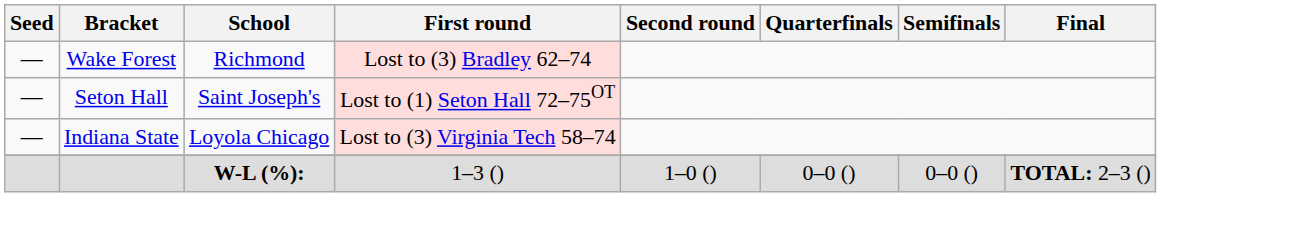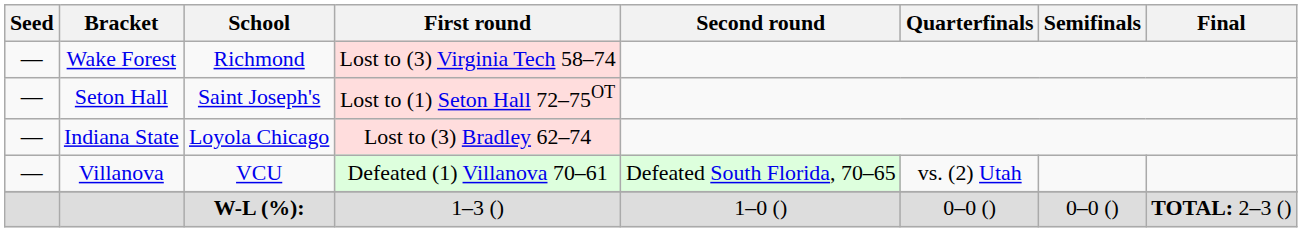(478, 59) Lost to (3) Bradley 62–74 -> (478, 59) Lost to (3) Virginia Tech 58–74
(478, 137) Lost to (3) Virginia Tech 58–74 -> (478, 137) Lost to (3) Bradley 62–74
+ row: (121, 173)
